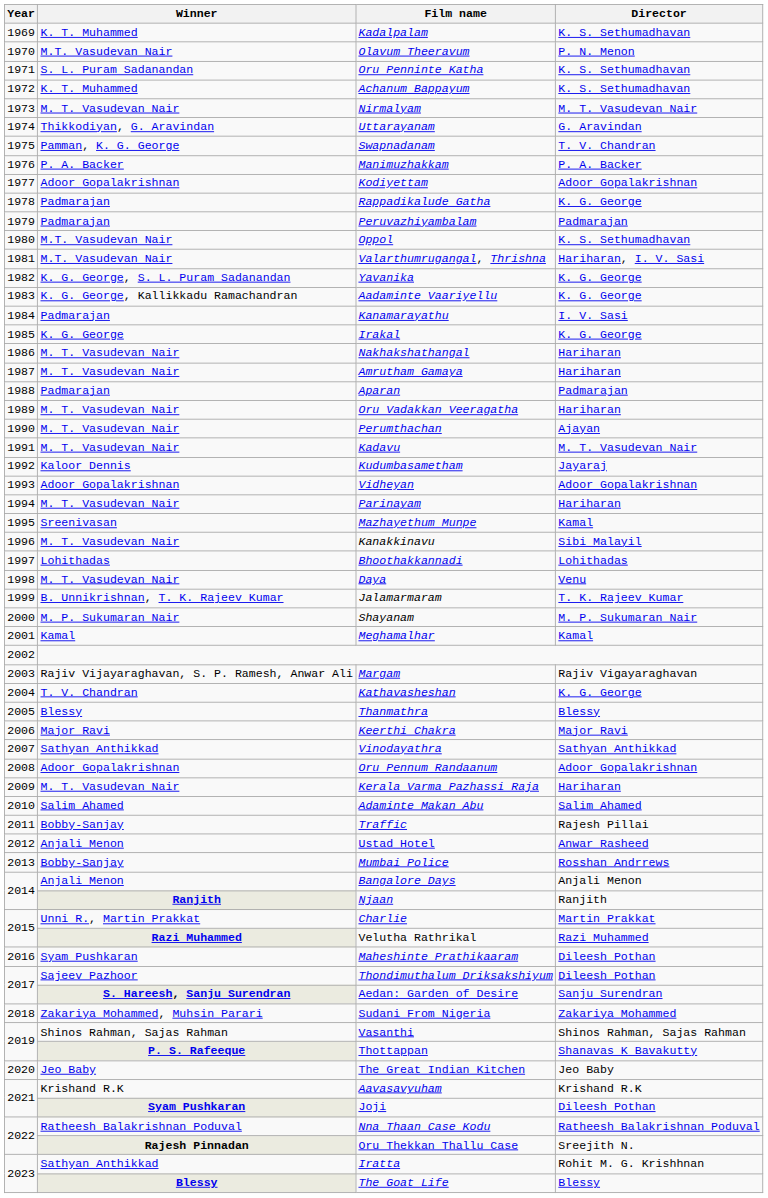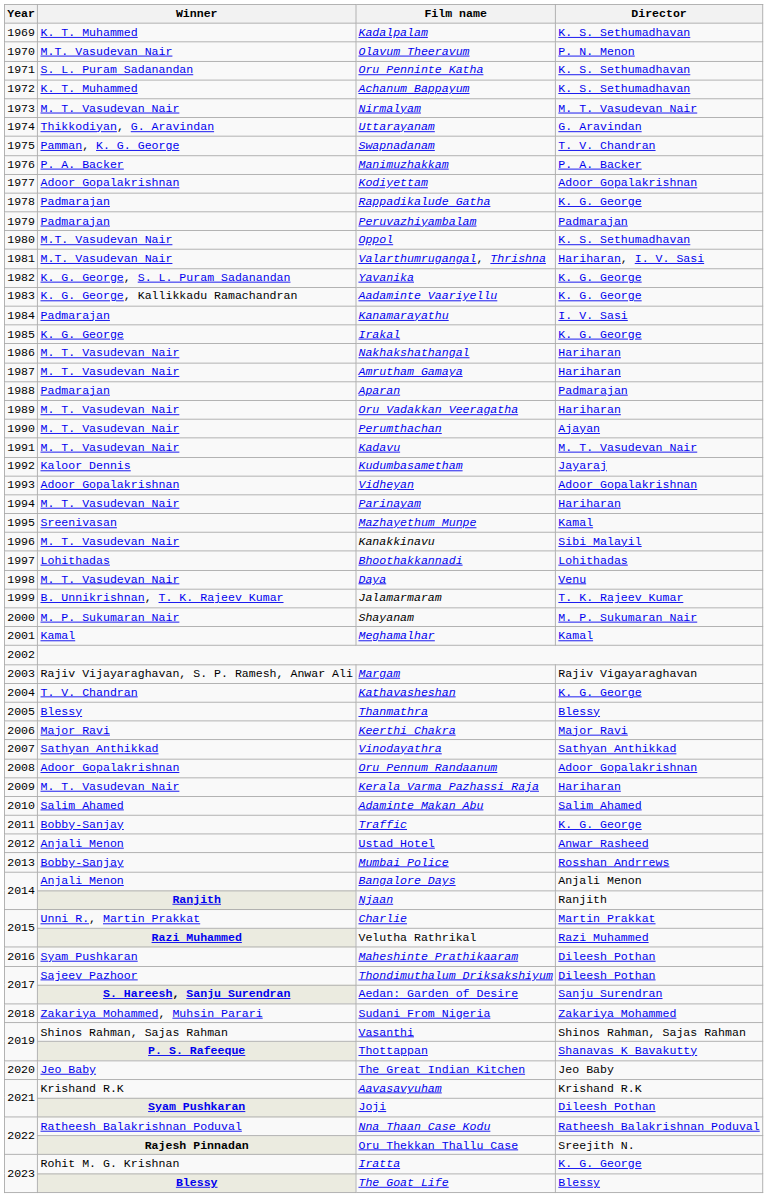(603, 825) Rajesh Pillai -> (600, 825) K. G. George
(100, 1164) Sathyan Anthikkad -> (110, 1164) Rohit M. G. Krishnan
(631, 1164) Rohit M. G. Krishhnan -> (600, 1164) K. G. George
